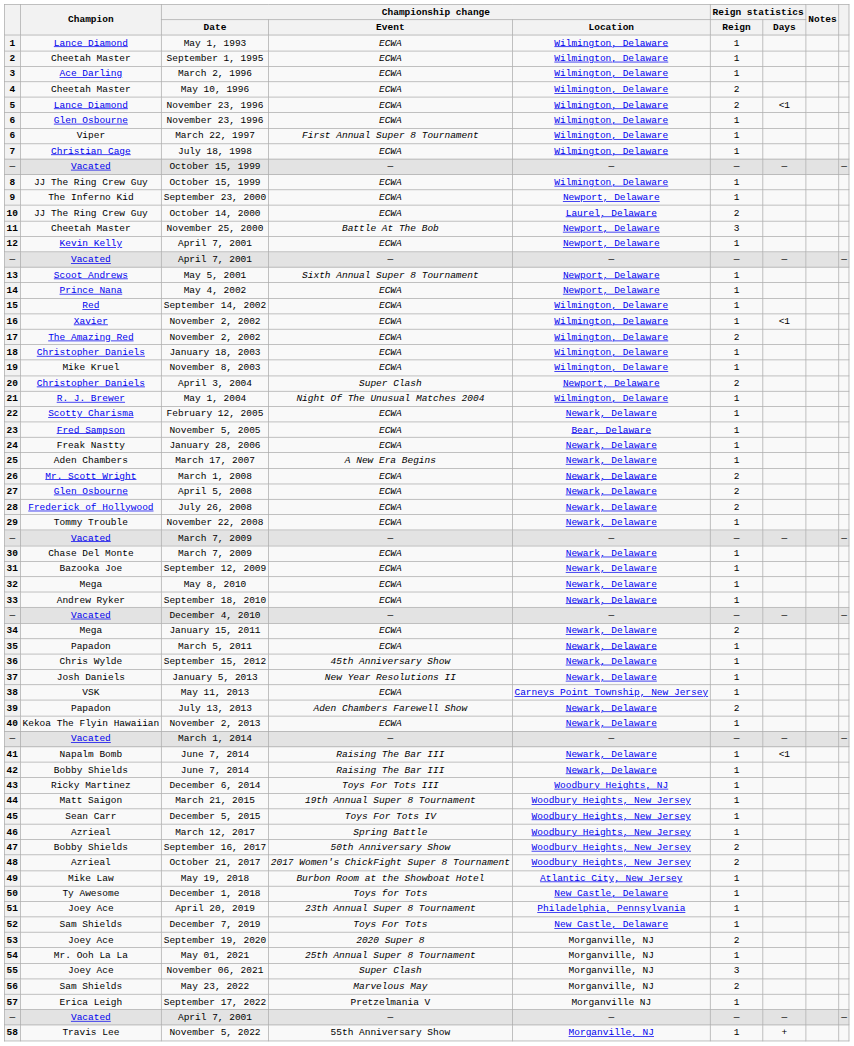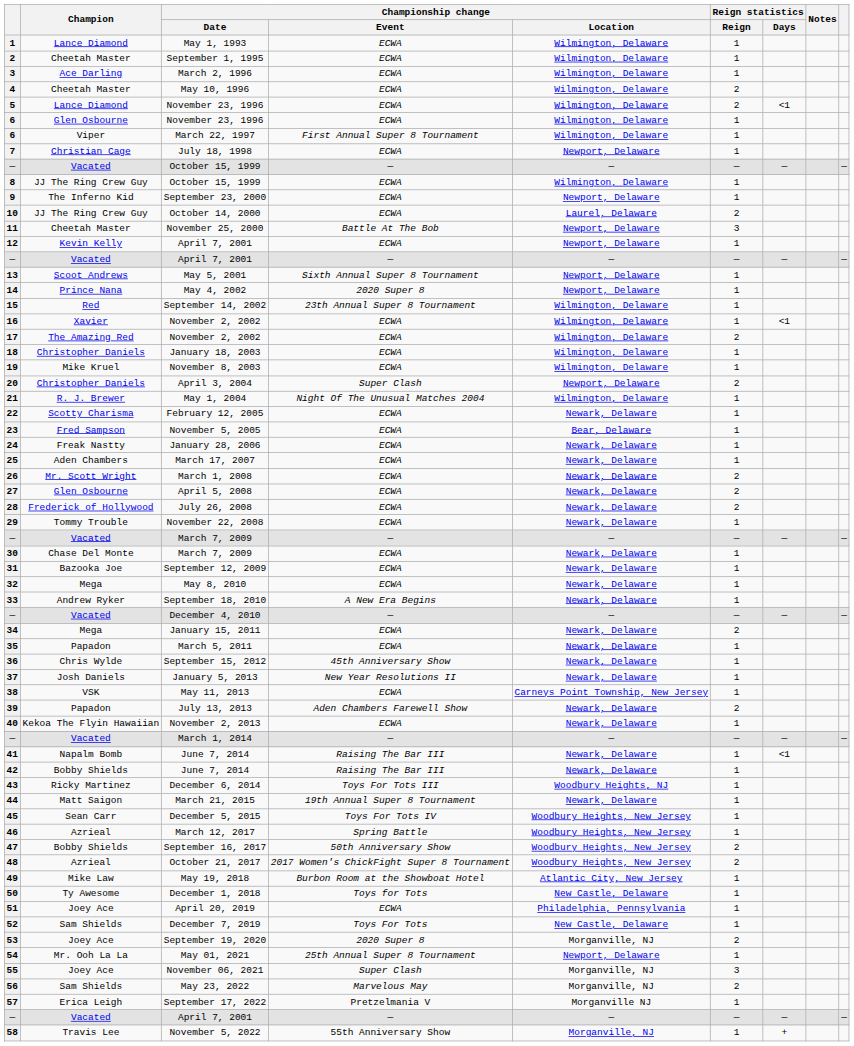(611, 151) Wilmington, Delaware -> (611, 151) Newport, Delaware
(390, 291) ECWA -> (390, 291) 2020 Super 8
(390, 306) ECWA -> (390, 306) 23th Annual Super 8 Tournament
(390, 461) A New Era Begins -> (390, 461) ECWA
(390, 600) ECWA -> (390, 600) A New Era Begins
(611, 801) Woodbury Heights, New Jersey -> (611, 801) Newark, Delaware
(390, 909) 23th Annual Super 8 Tournament -> (390, 909) ECWA
(611, 956) Morganville, NJ -> (611, 956) Newport, Delaware
